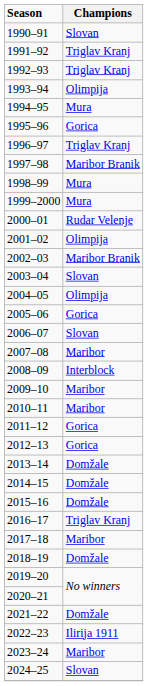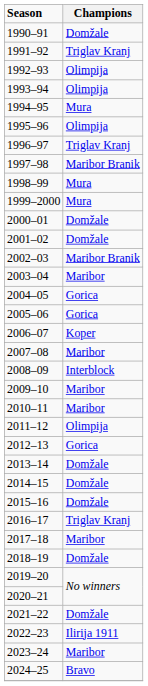(82, 32) Slovan -> (87, 32) Domžale
(98, 70) Triglav Kranj -> (87, 70) Olimpija
(82, 126) Gorica -> (87, 126) Olimpija
(99, 220) Rudar Velenje -> (87, 220) Domžale
(87, 239) Olimpija -> (87, 239) Domžale
(82, 276) Slovan -> (85, 276) Maribor
(87, 295) Olimpija -> (82, 295) Gorica
(82, 333) Slovan -> (81, 333) Koper
(82, 426) Gorica -> (87, 426) Olimpija
(82, 671) Slovan -> (80, 671) Bravo
